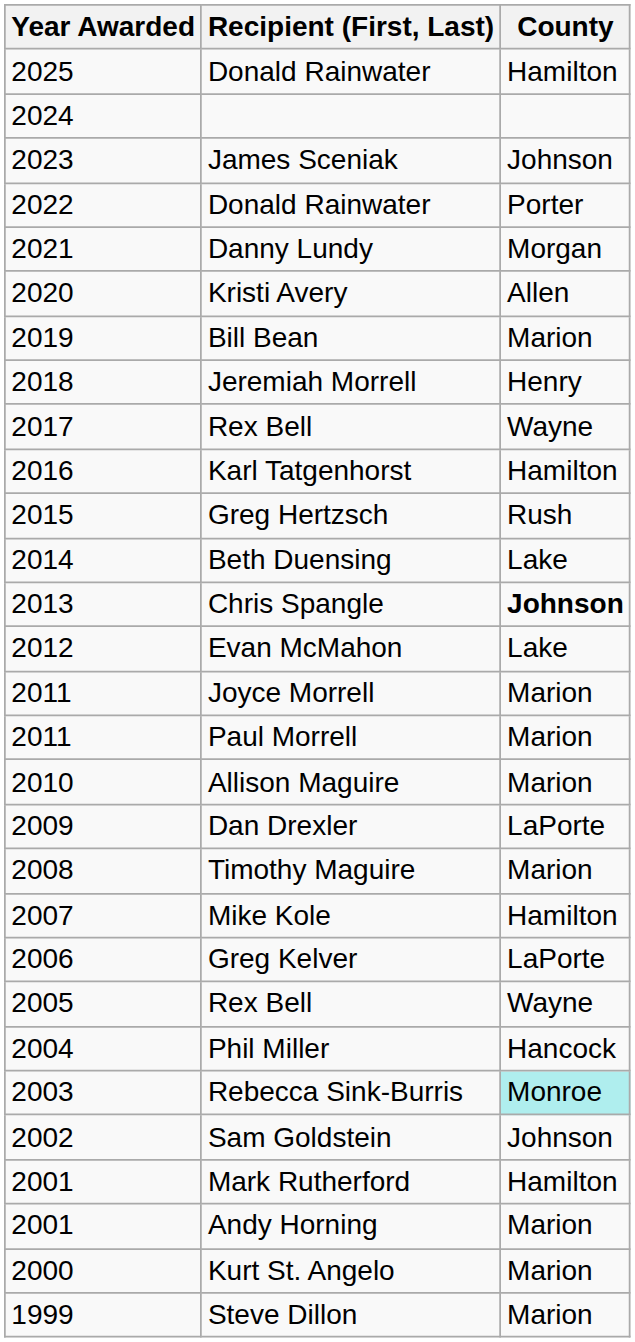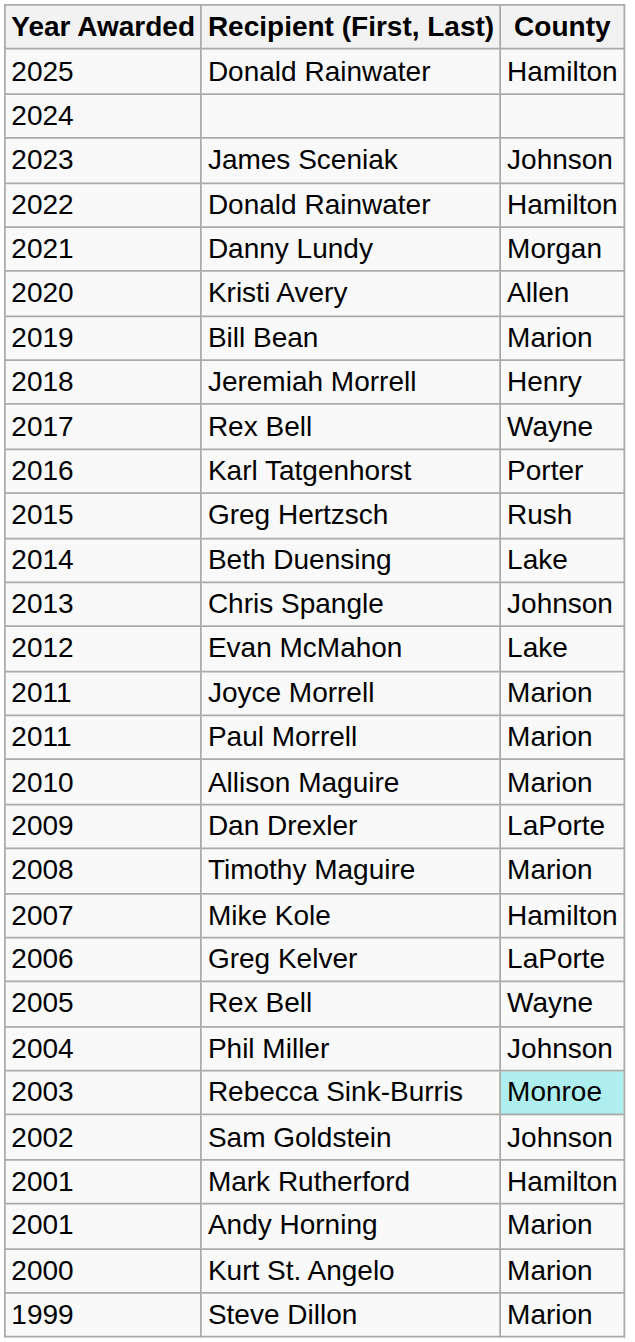(545, 204) Porter -> (562, 204) Hamilton
(562, 470) Hamilton -> (545, 470) Porter
(565, 603) bold -> (560, 603) normal
(562, 1048) Hancock -> (560, 1048) Johnson
